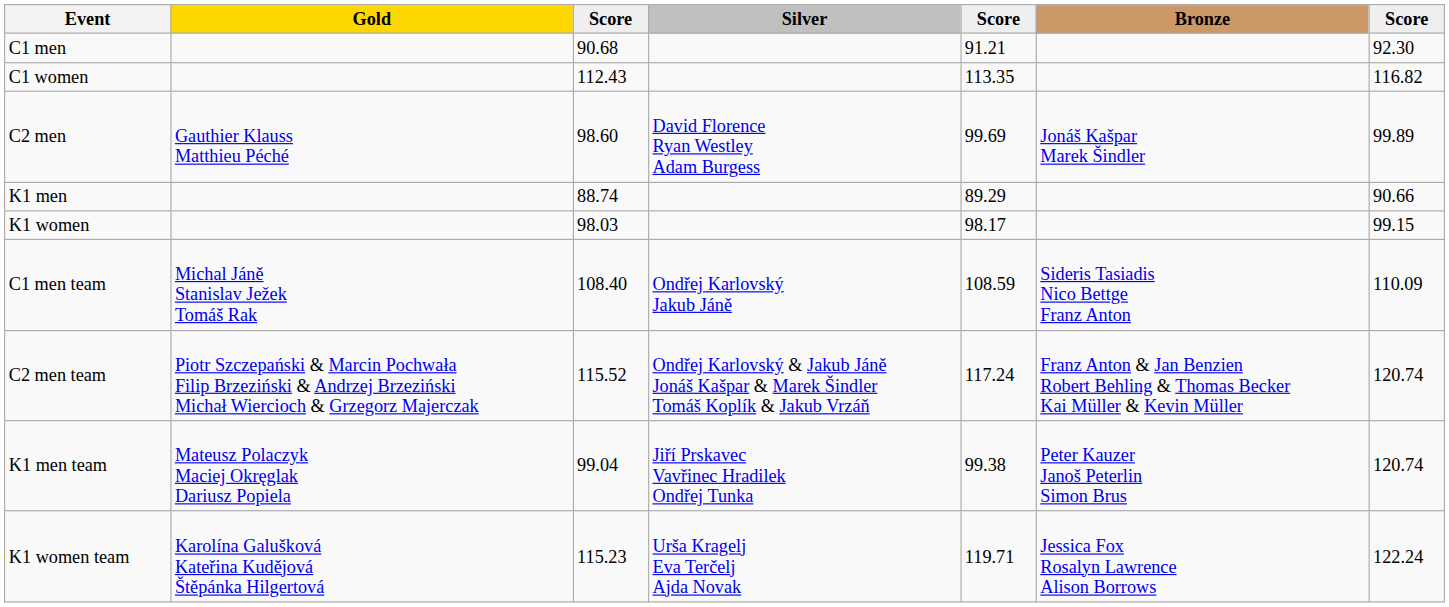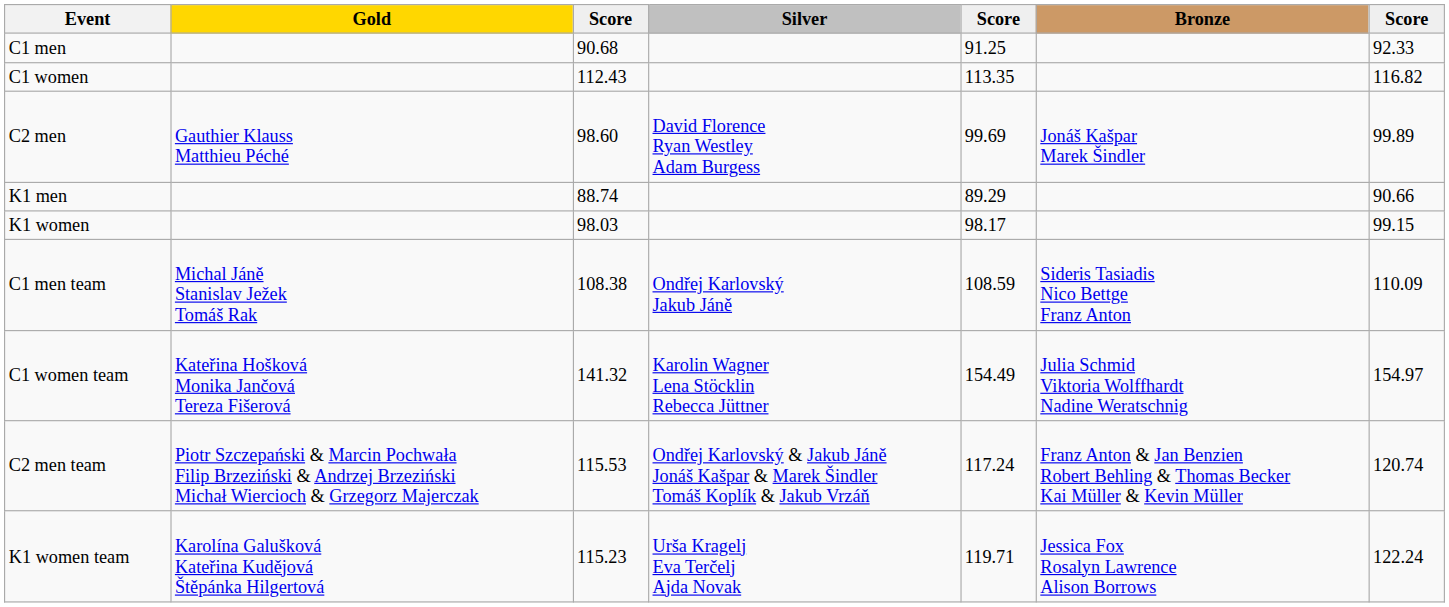(985, 47) 91.21 -> (985, 47) 91.25
(1394, 47) 92.30 -> (1394, 47) 92.33
(602, 284) 108.40 -> (602, 284) 108.38
+ row: (69, 375)
(602, 375) 115.52 -> (602, 465) 115.53
- row: (58, 465)
